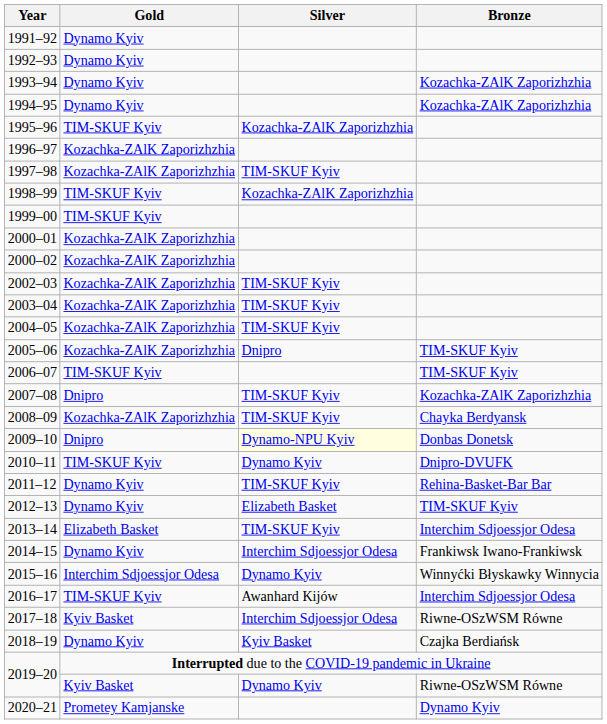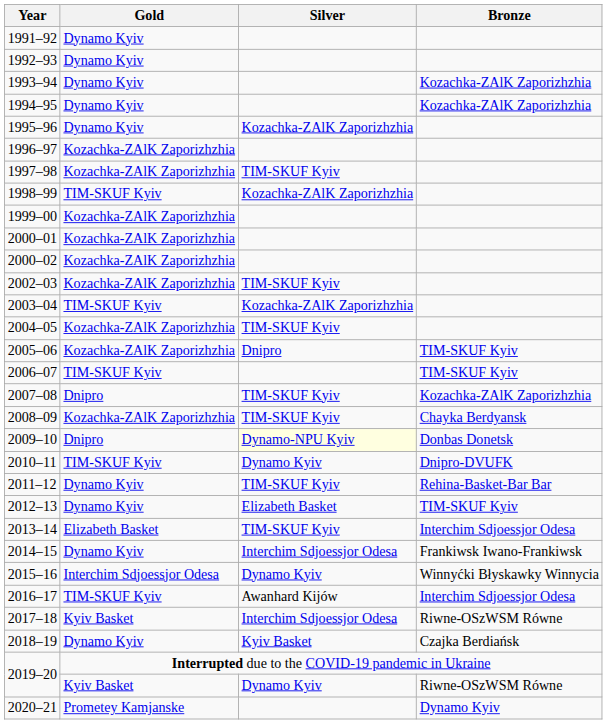(113, 127) TIM-SKUF Kyiv -> (104, 127) Dynamo Kyiv
(113, 216) TIM-SKUF Kyiv -> (149, 216) Kozachka-ZAlK Zaporizhzhia
(149, 305) Kozachka-ZAlK Zaporizhzhia -> (113, 305) TIM-SKUF Kyiv
(291, 305) TIM-SKUF Kyiv -> (327, 305) Kozachka-ZAlK Zaporizhzhia
